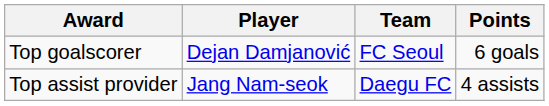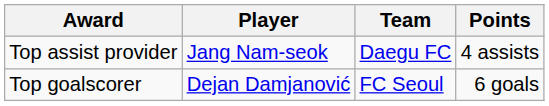rows swapped: (75, 52) <-> (93, 84)
